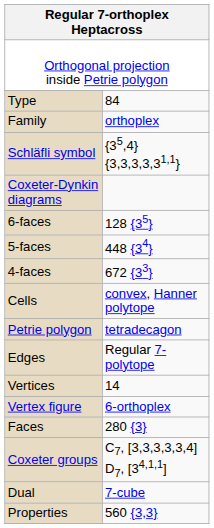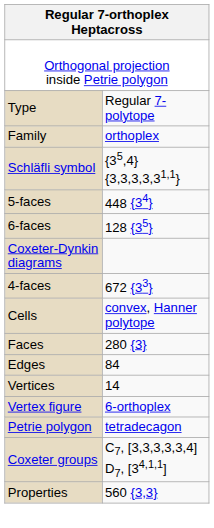(112, 100) 84 -> (136, 108) Regular 7-polytope
rows swapped: (53, 192) <-> (29, 246)
rows swapped: (26, 427) <-> (50, 329)
(136, 357) Regular 7-polytope -> (112, 364) 84
- row: (21, 492)
